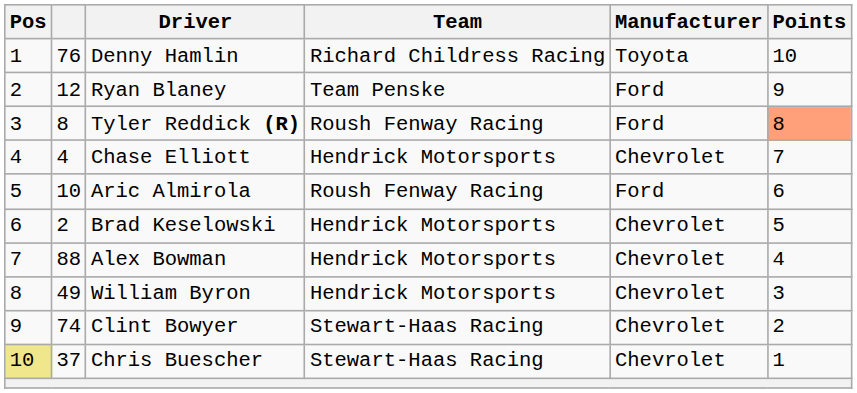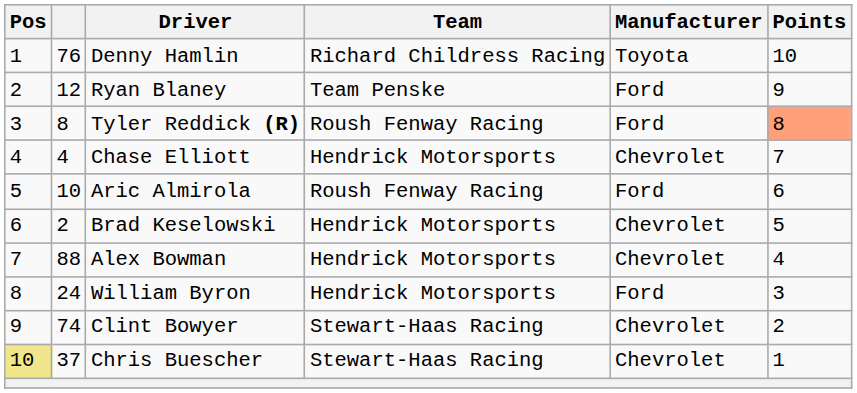(69, 293) 49 -> (69, 293) 24
(670, 293) Chevrolet -> (640, 293) Ford
